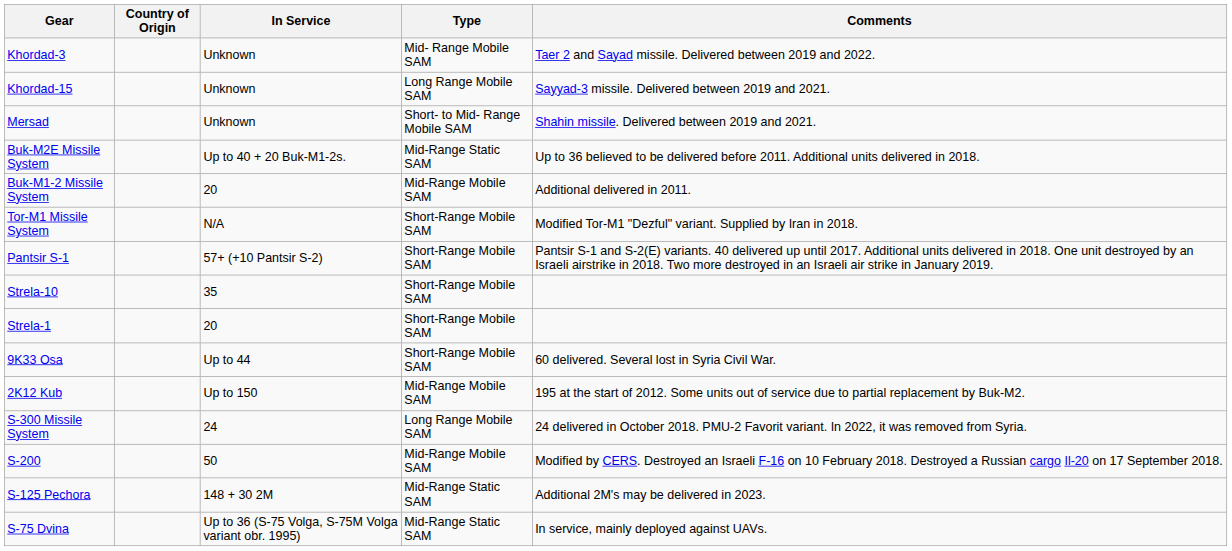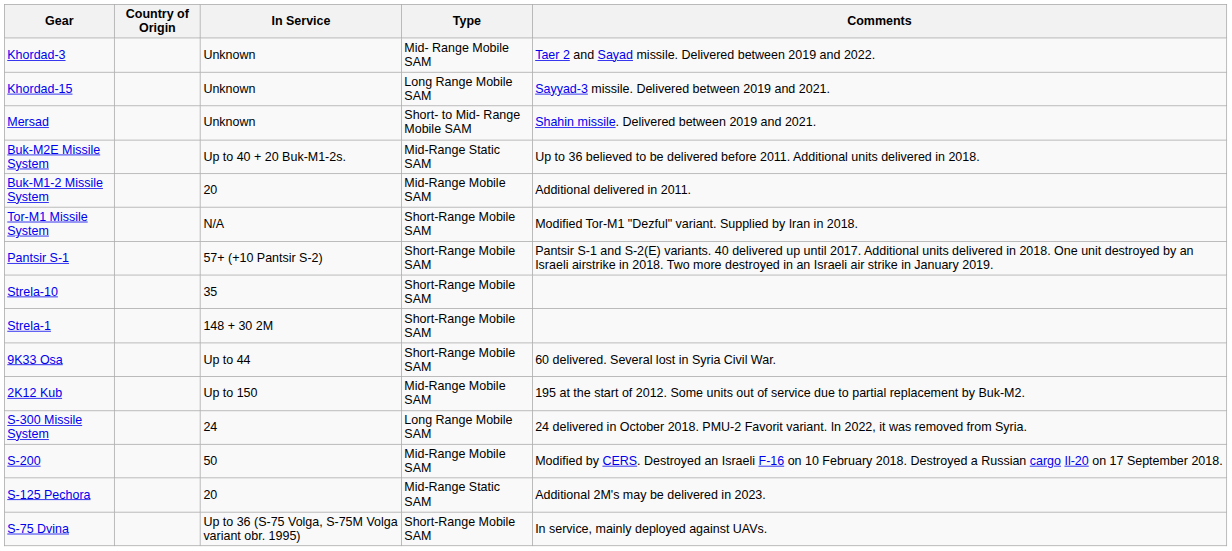(210, 325) 20 -> (238, 325) 148 + 30 2M
(238, 495) 148 + 30 2M -> (210, 495) 20
(452, 528) Mid-Range Static SAM -> (460, 528) Short-Range Mobile SAM
